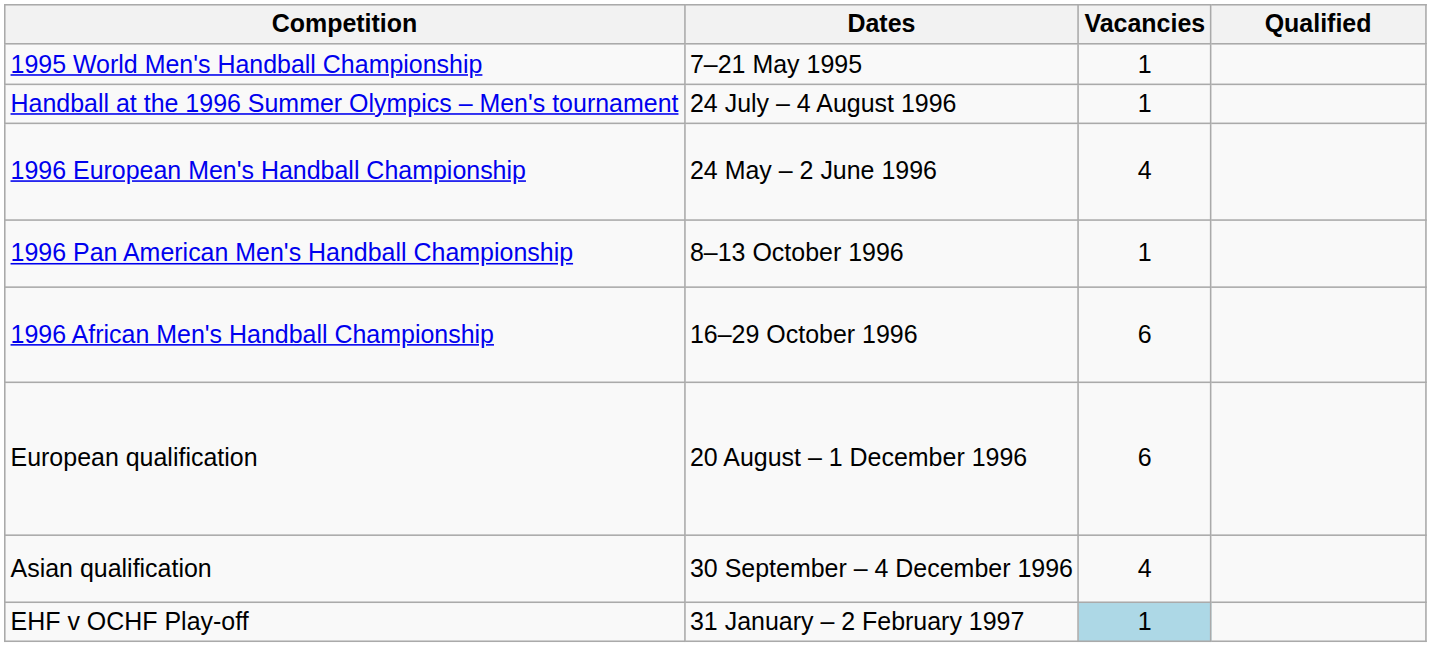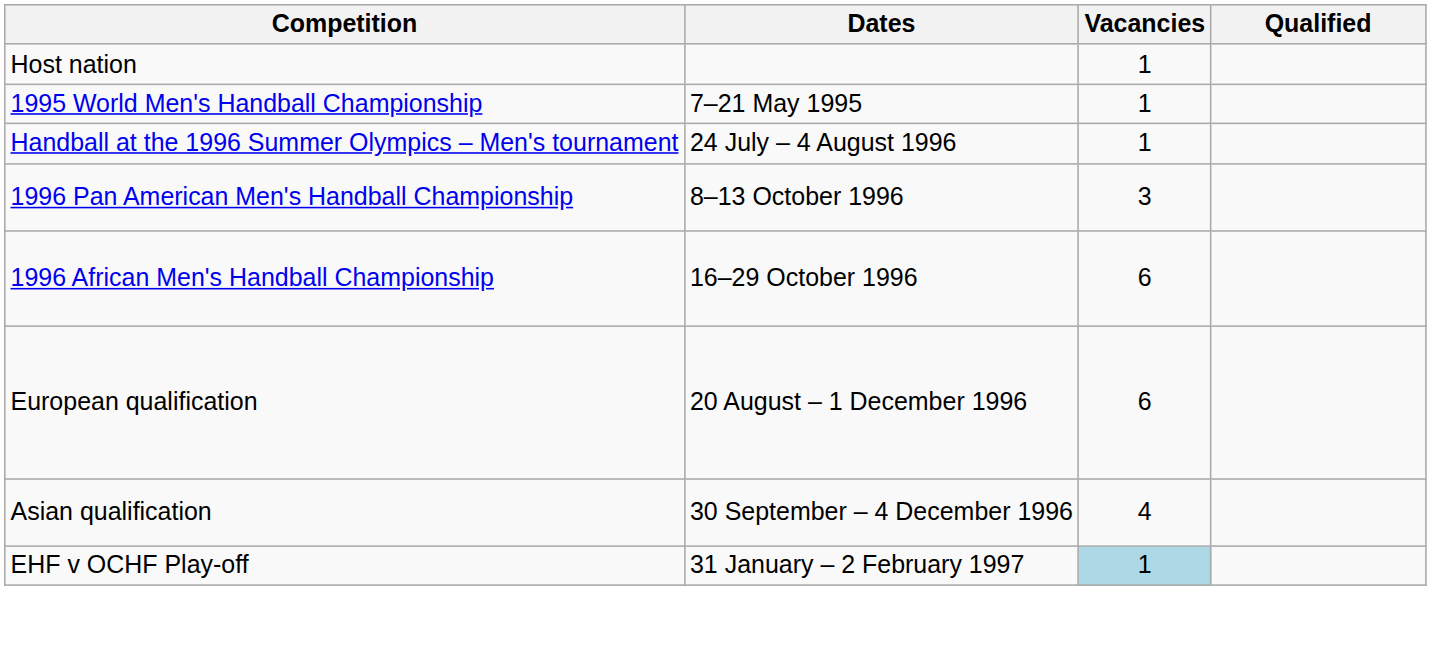+ row: (74, 63)
- row: (268, 171)
(1145, 252) 1 -> (1145, 196) 3
